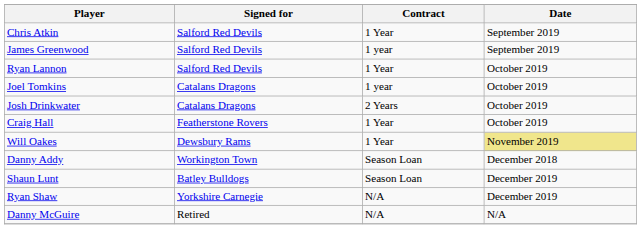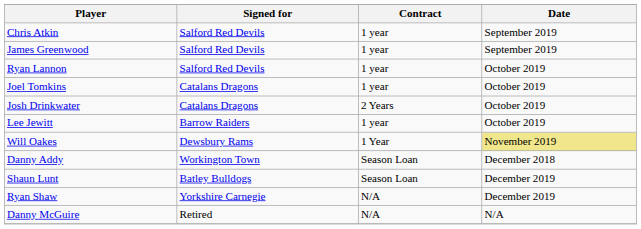(379, 32) 1 Year -> (375, 32) 1 year
(379, 68) 1 Year -> (375, 68) 1 year
- row: (30, 123)
+ row: (30, 123)
